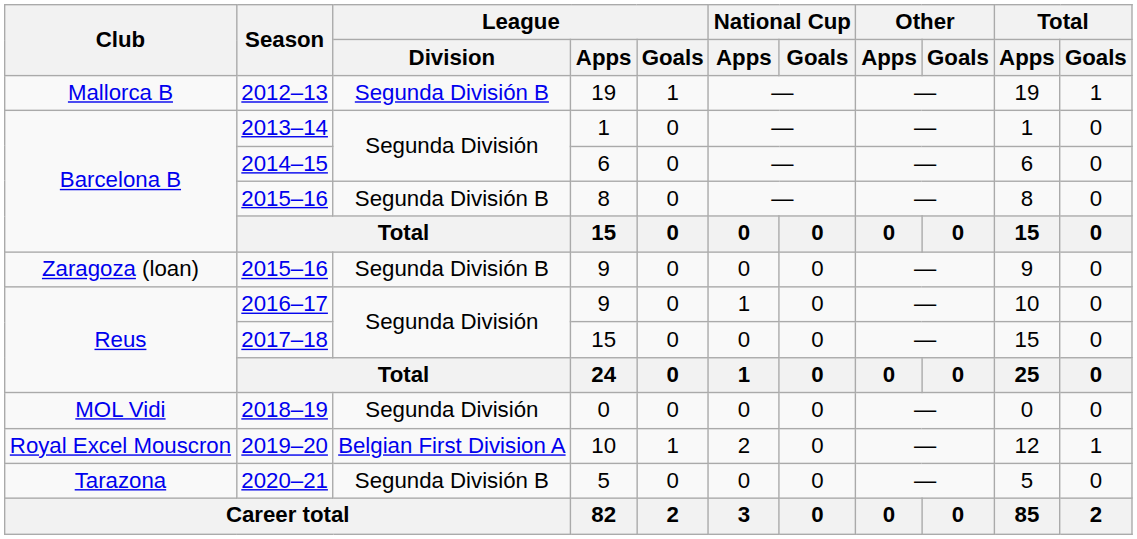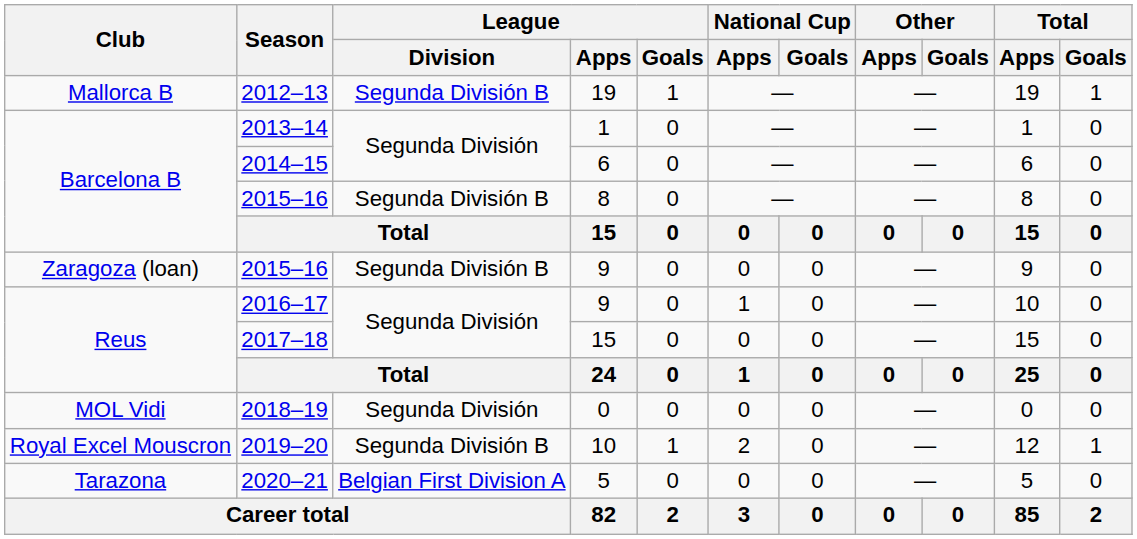(452, 445) Belgian First Division A -> (452, 445) Segunda División B
(452, 480) Segunda División B -> (452, 480) Belgian First Division A
